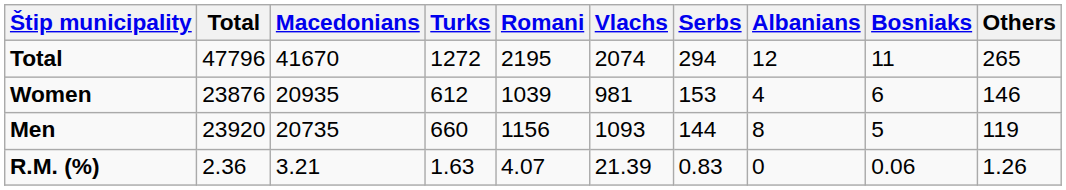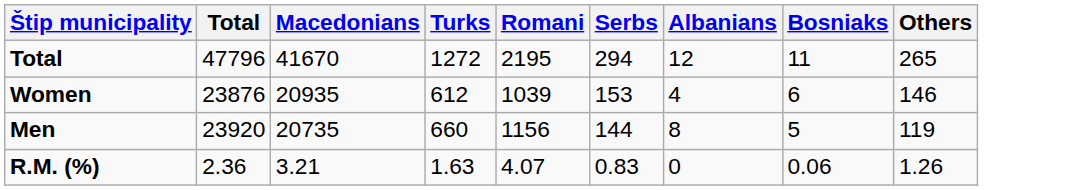- column: (631, 22)
